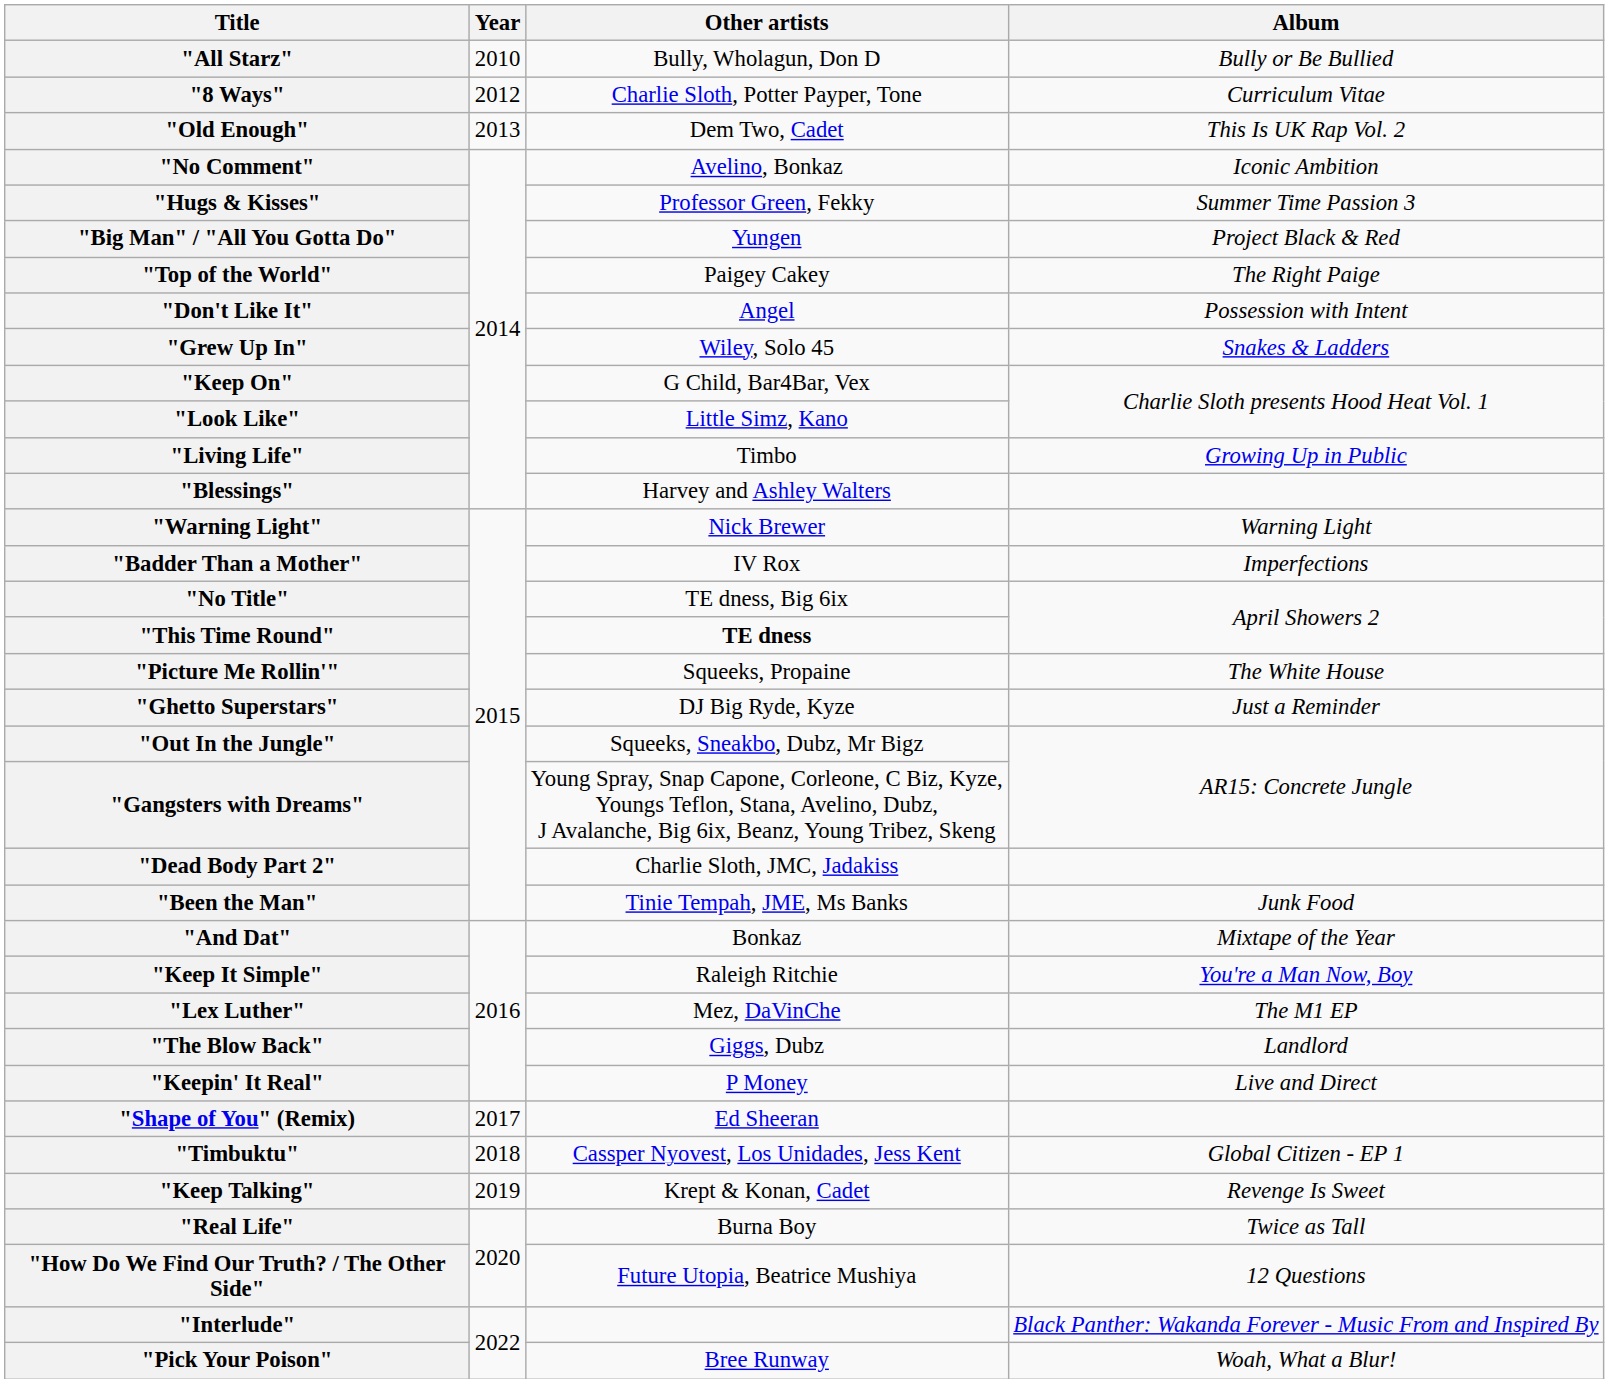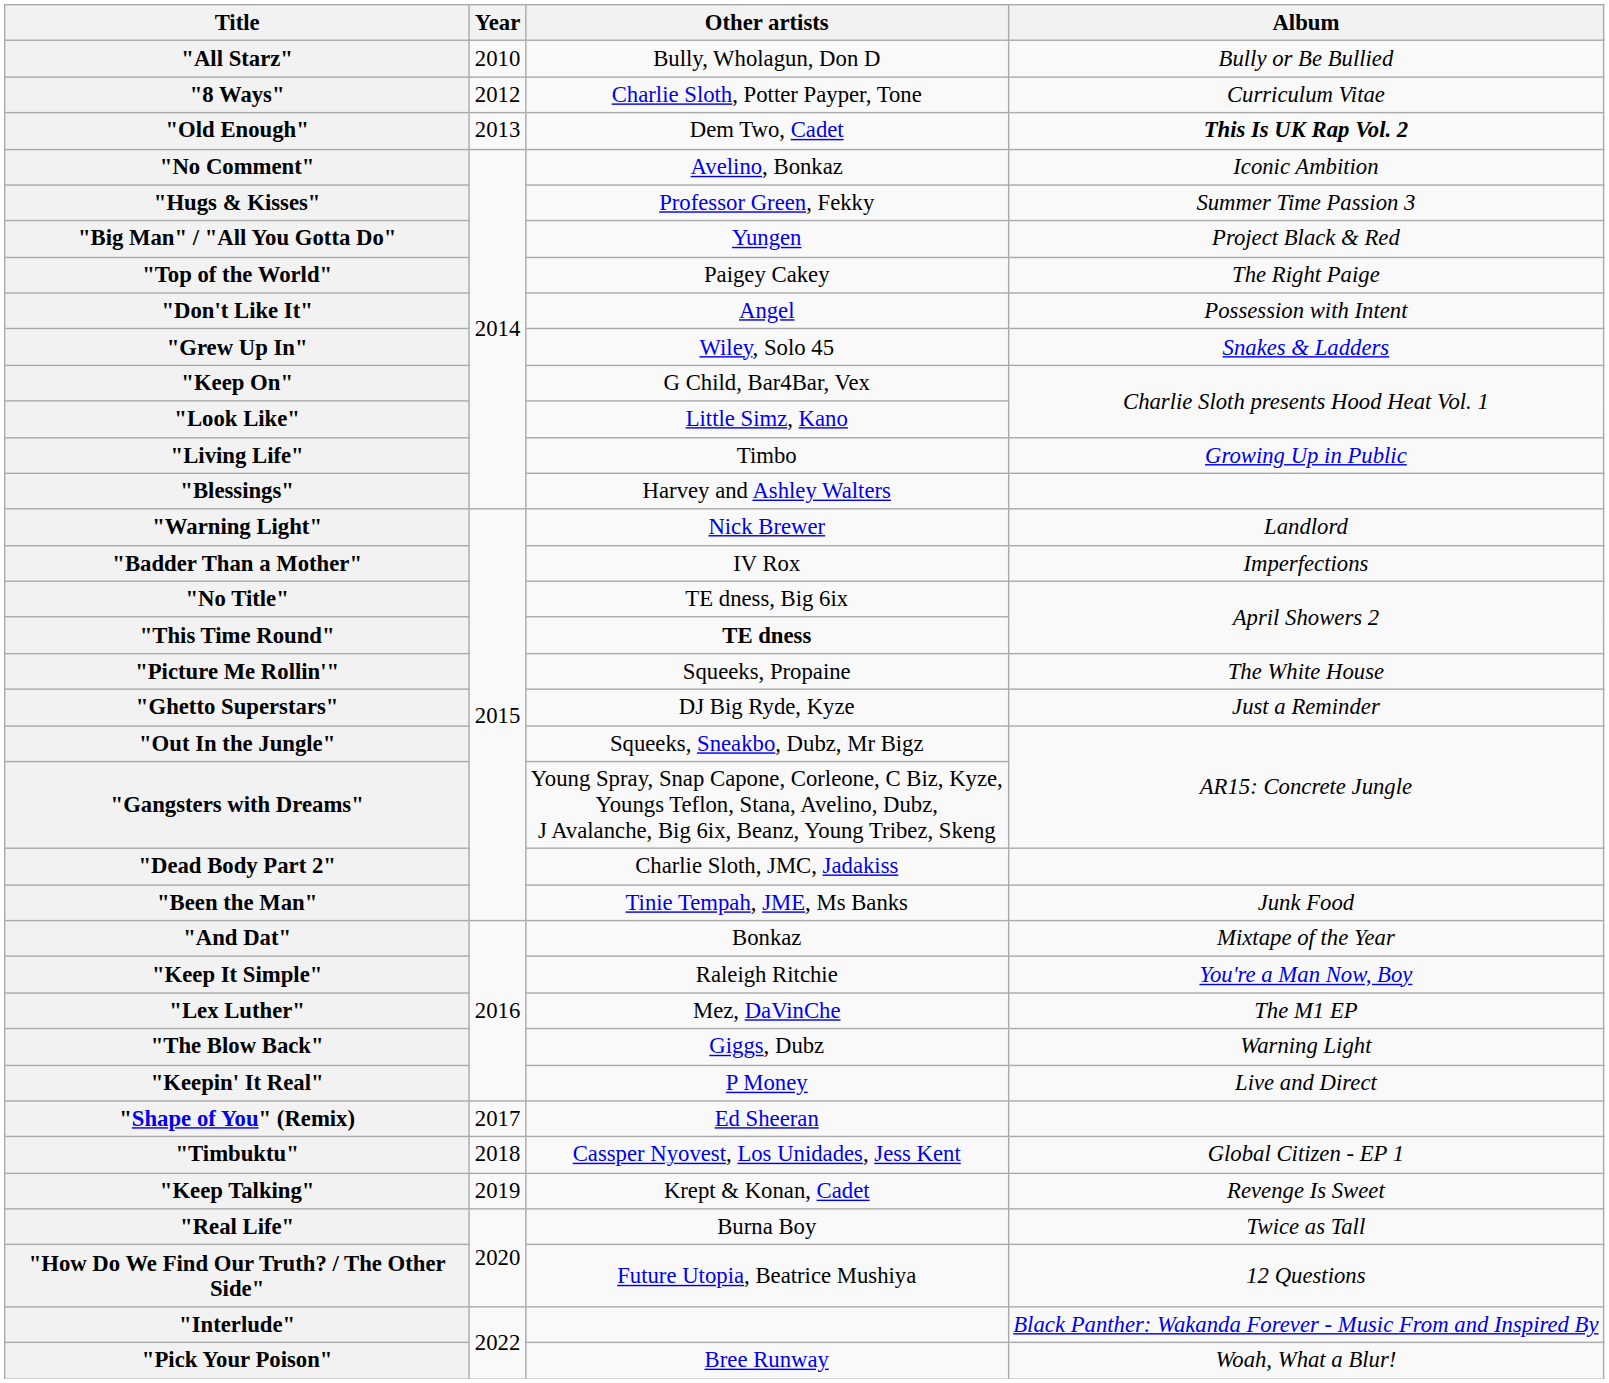(1306, 130) normal -> (1306, 130) bold
(1306, 526) Warning Light -> (1306, 526) Landlord
(1306, 1046) Landlord -> (1306, 1046) Warning Light
